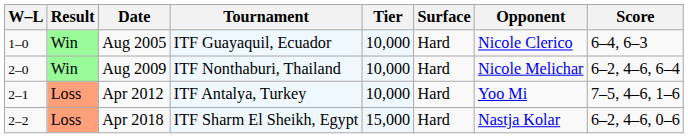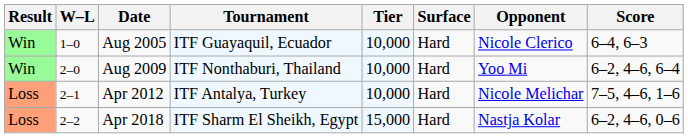columns swapped: (73, 17) <-> (26, 17)
(531, 68) Nicole Melichar -> (503, 68) Yoo Mi
(503, 94) Yoo Mi -> (531, 94) Nicole Melichar
